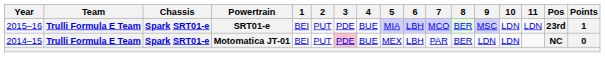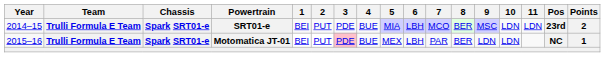(24, 25) 2015–16 -> (24, 25) 2014–15
(584, 25) 1 -> (584, 25) 2
(24, 40) 2014–15 -> (24, 40) 2015–16
(584, 40) 0 -> (584, 40) 1
